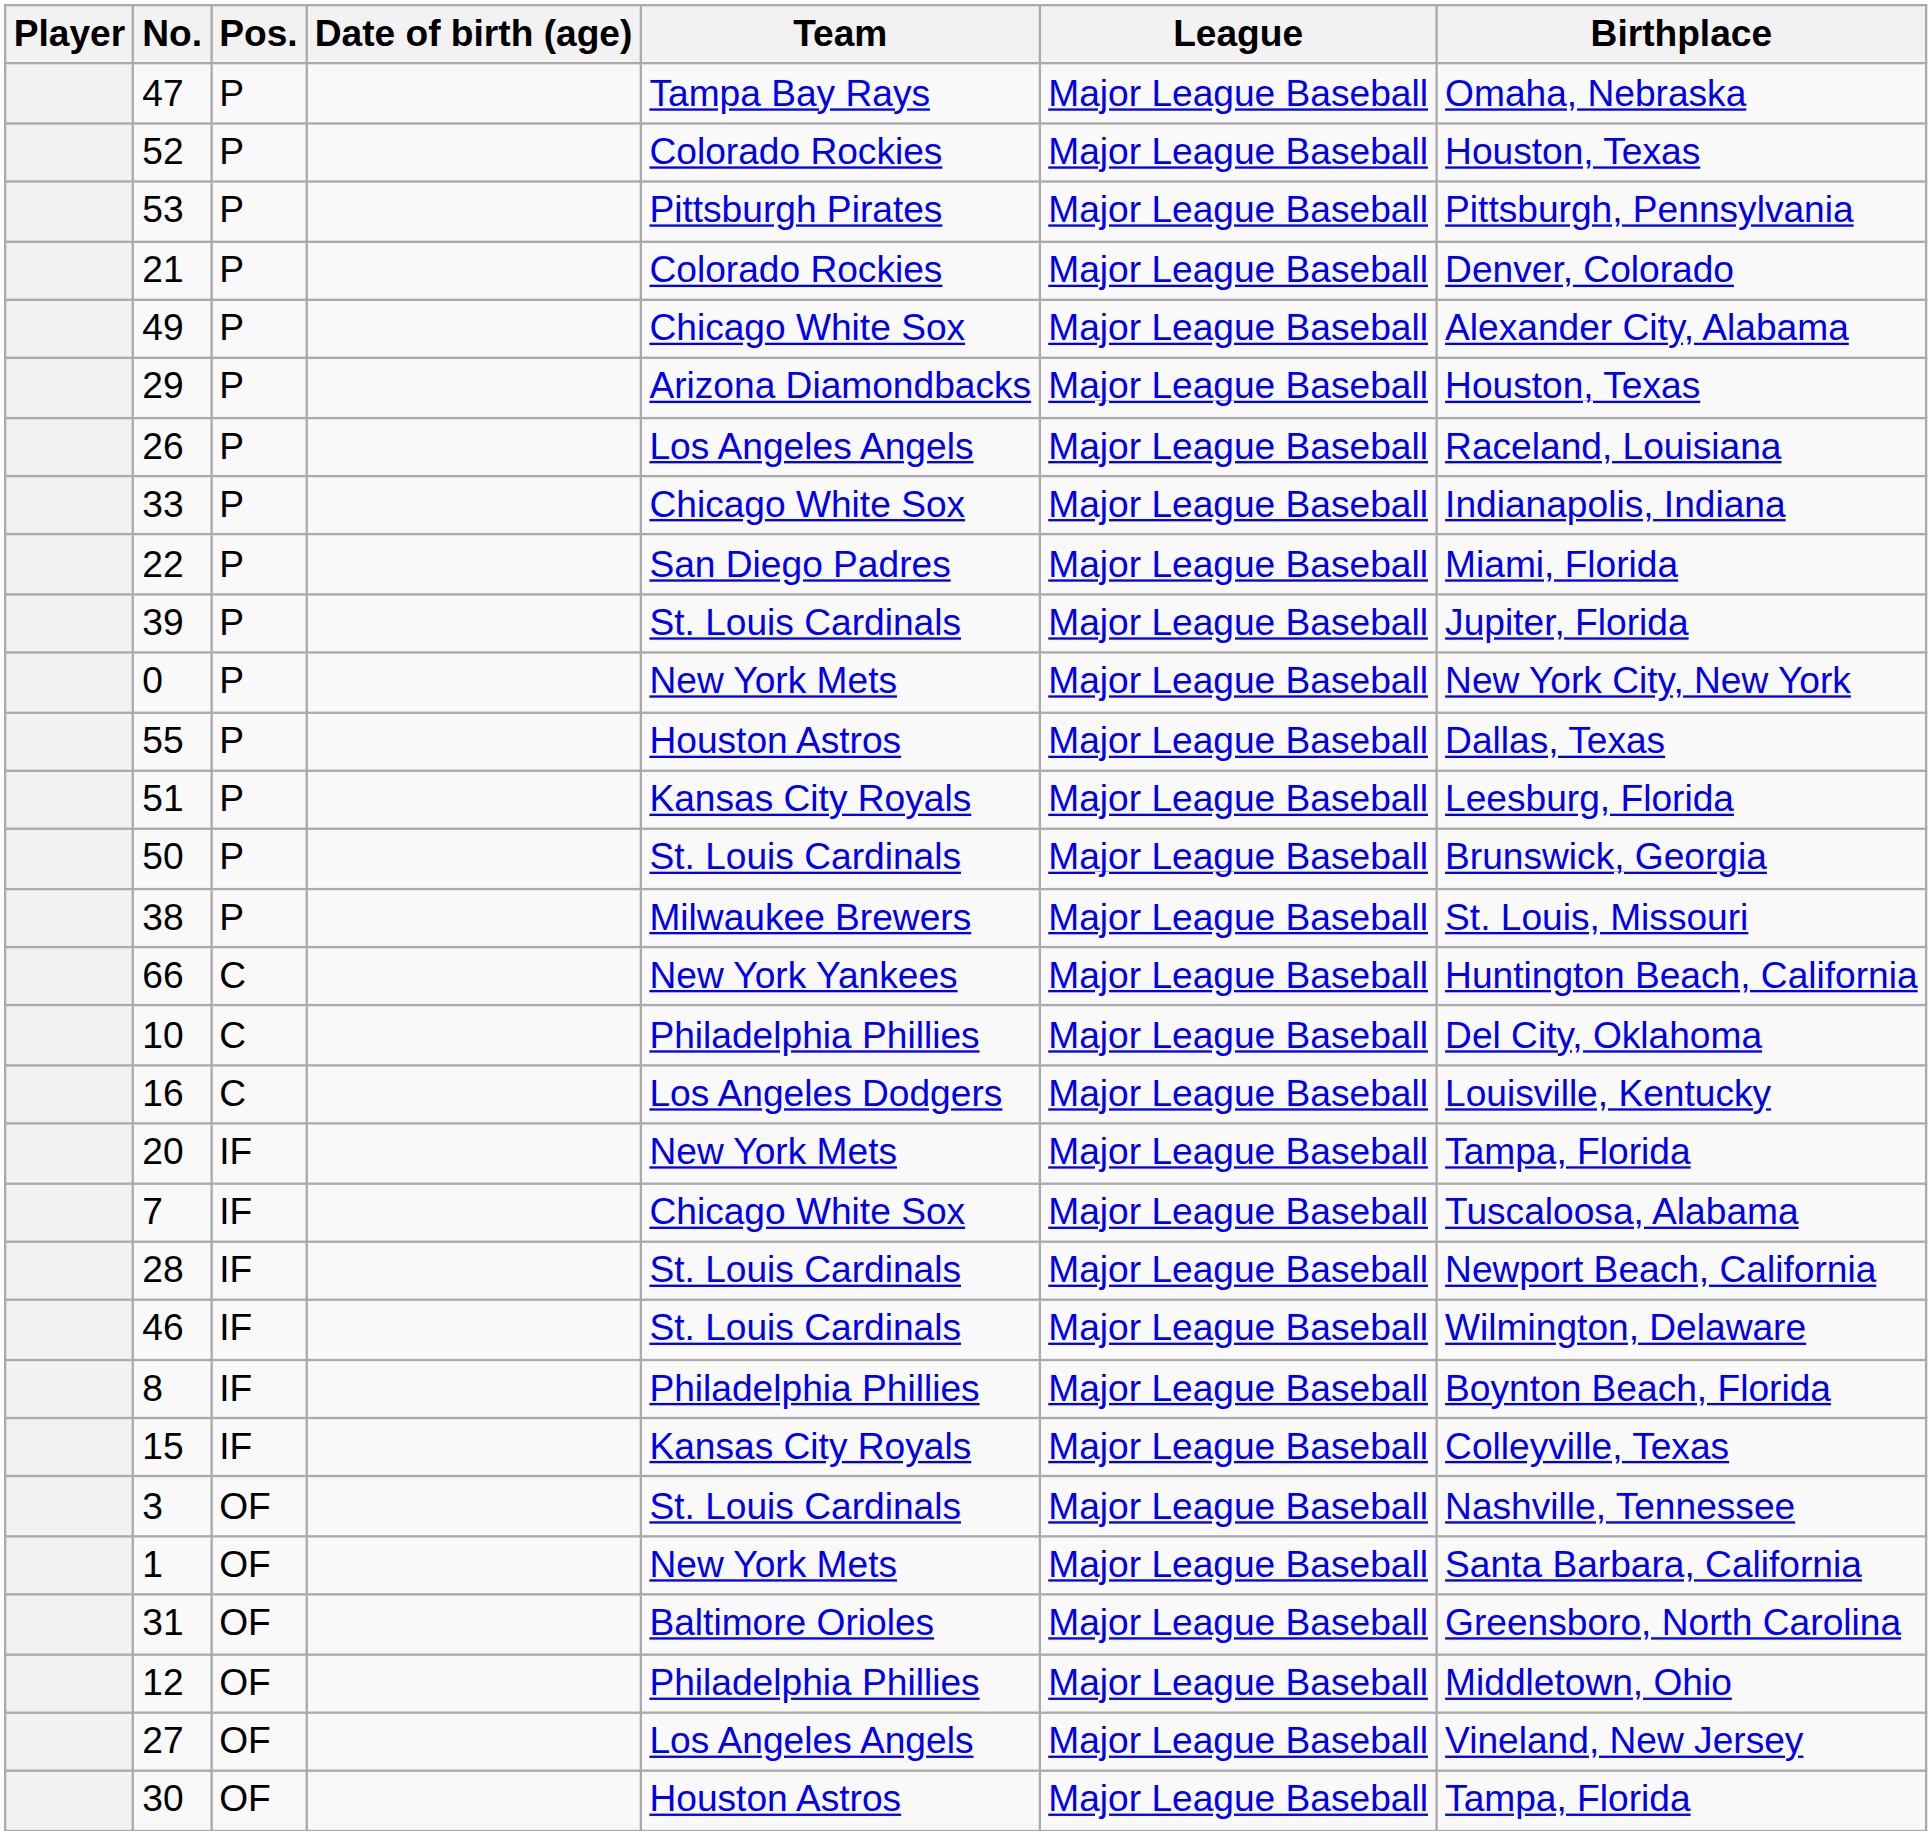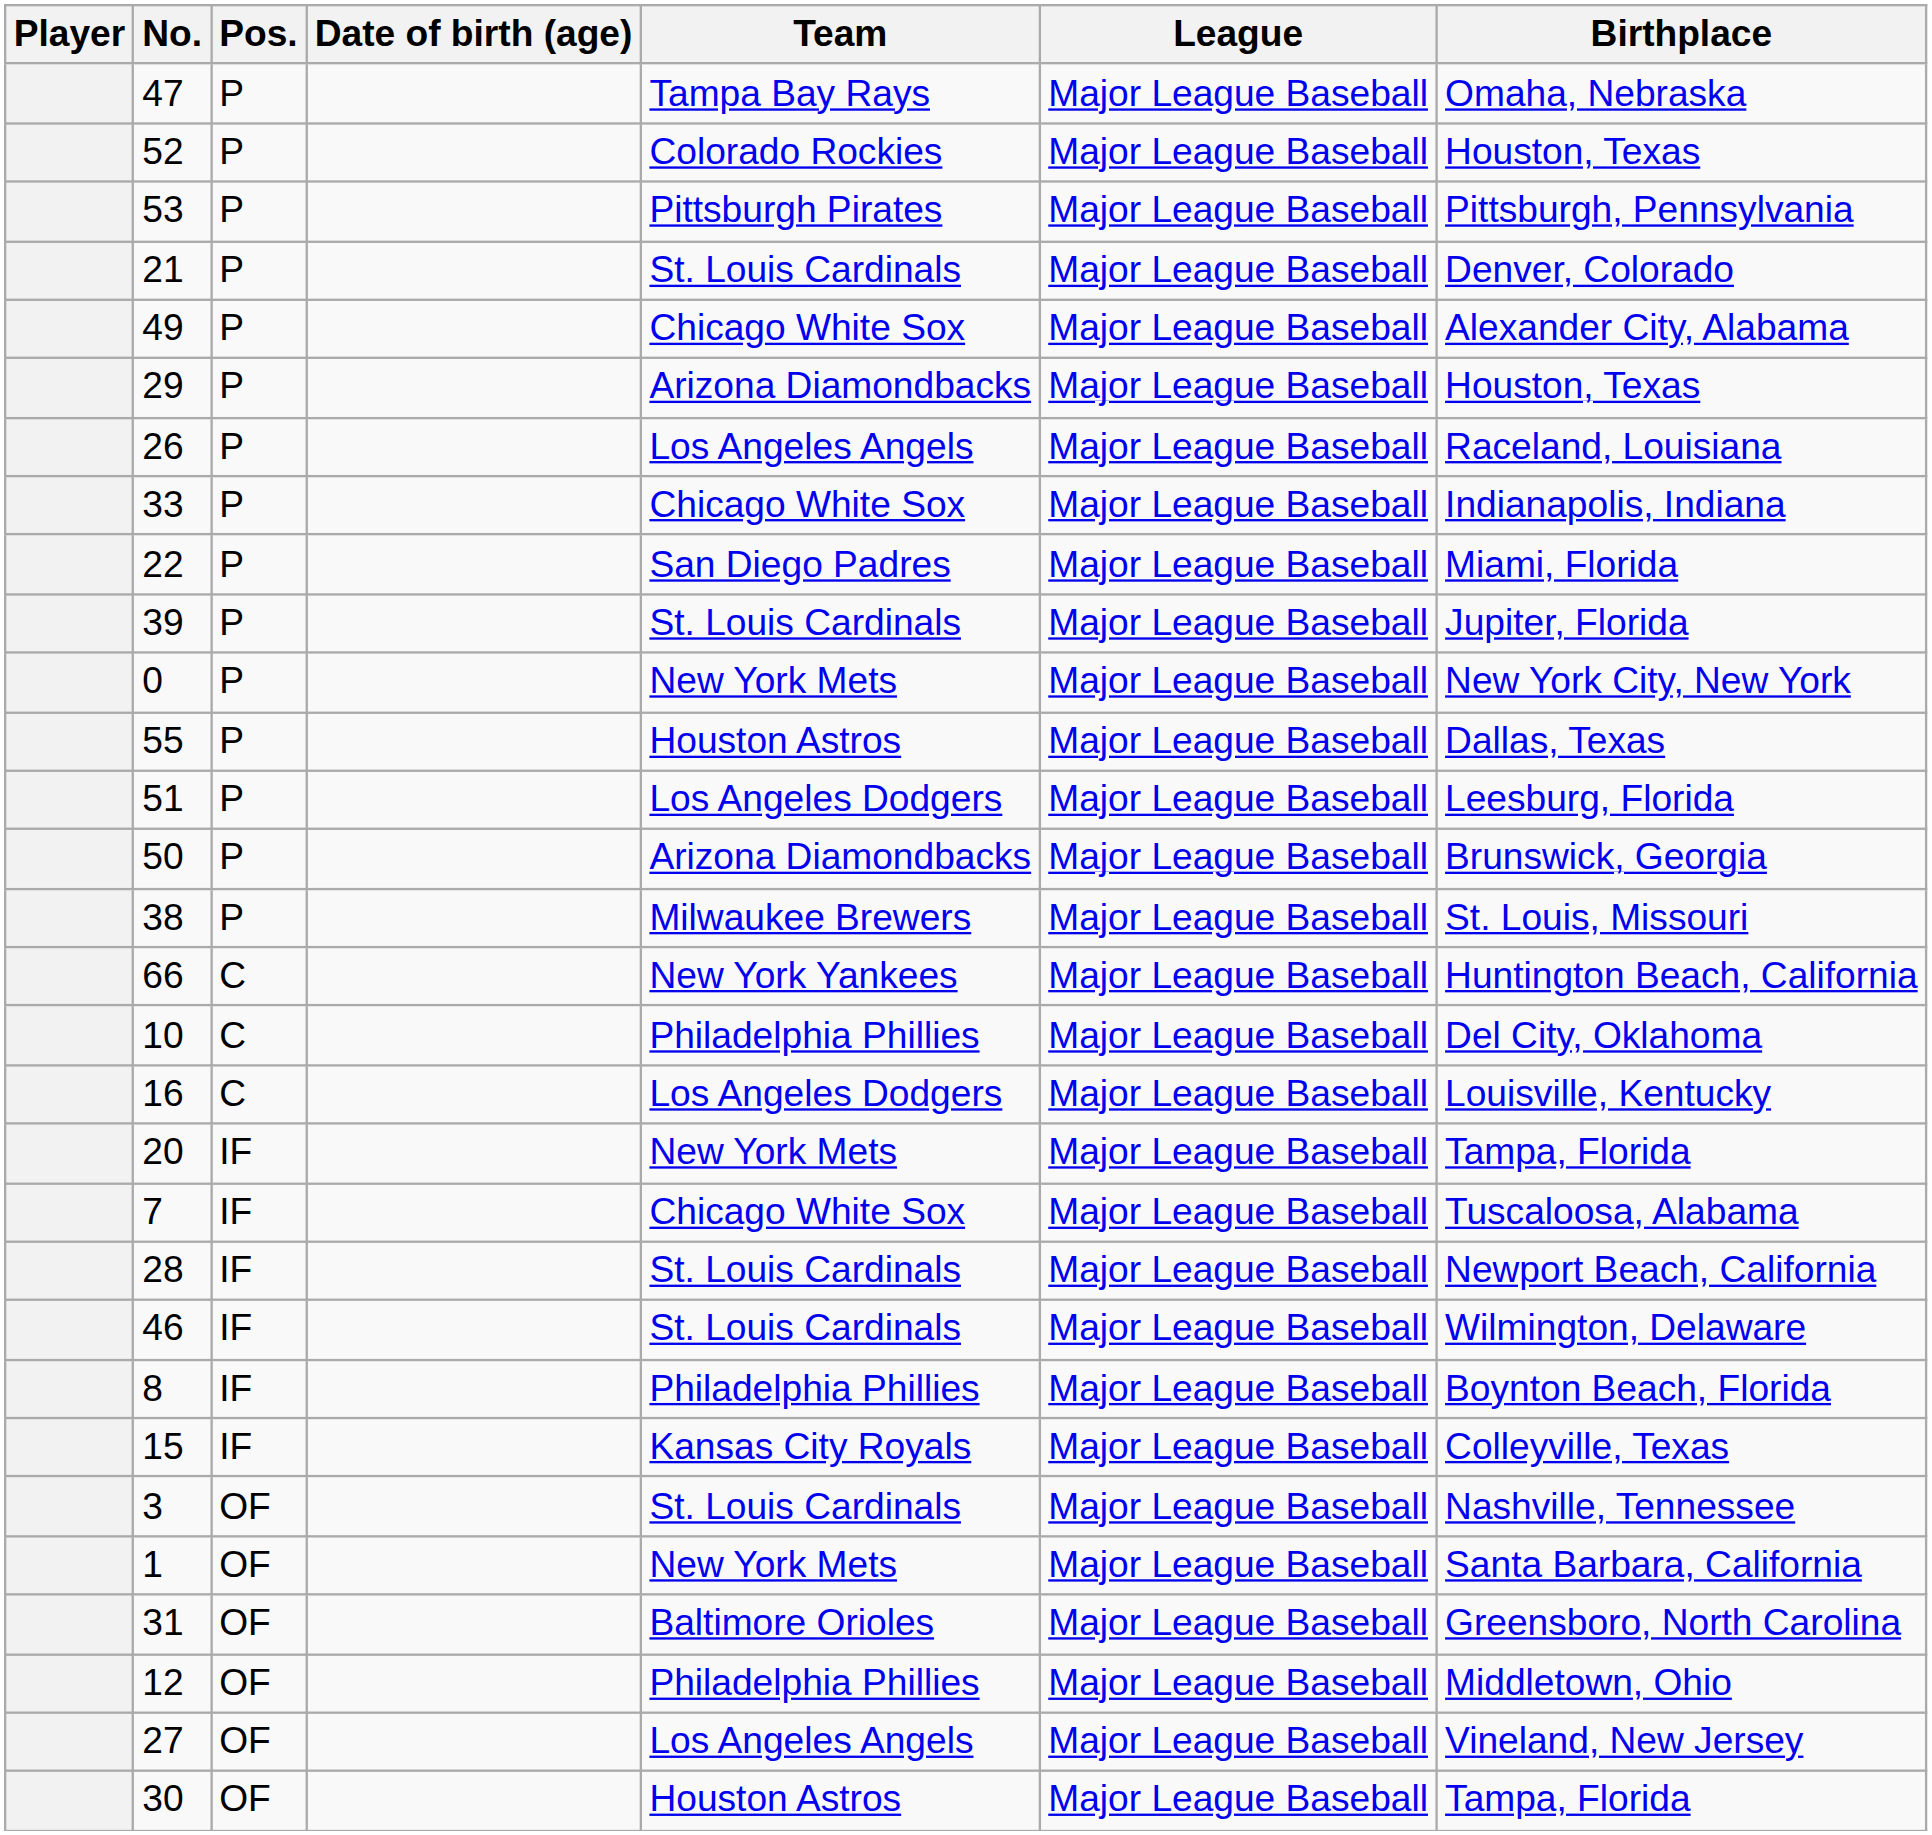(796, 269) Colorado Rockies -> (805, 269) St. Louis Cardinals
(810, 799) Kansas City Royals -> (826, 799) Los Angeles Dodgers
(805, 858) St. Louis Cardinals -> (840, 858) Arizona Diamondbacks
